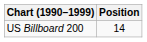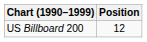(119, 28) 14 -> (119, 28) 12
